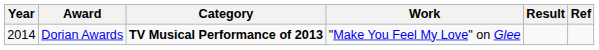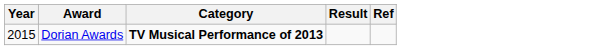- column: (425, 14)
(21, 34) 2014 -> (21, 34) 2015
